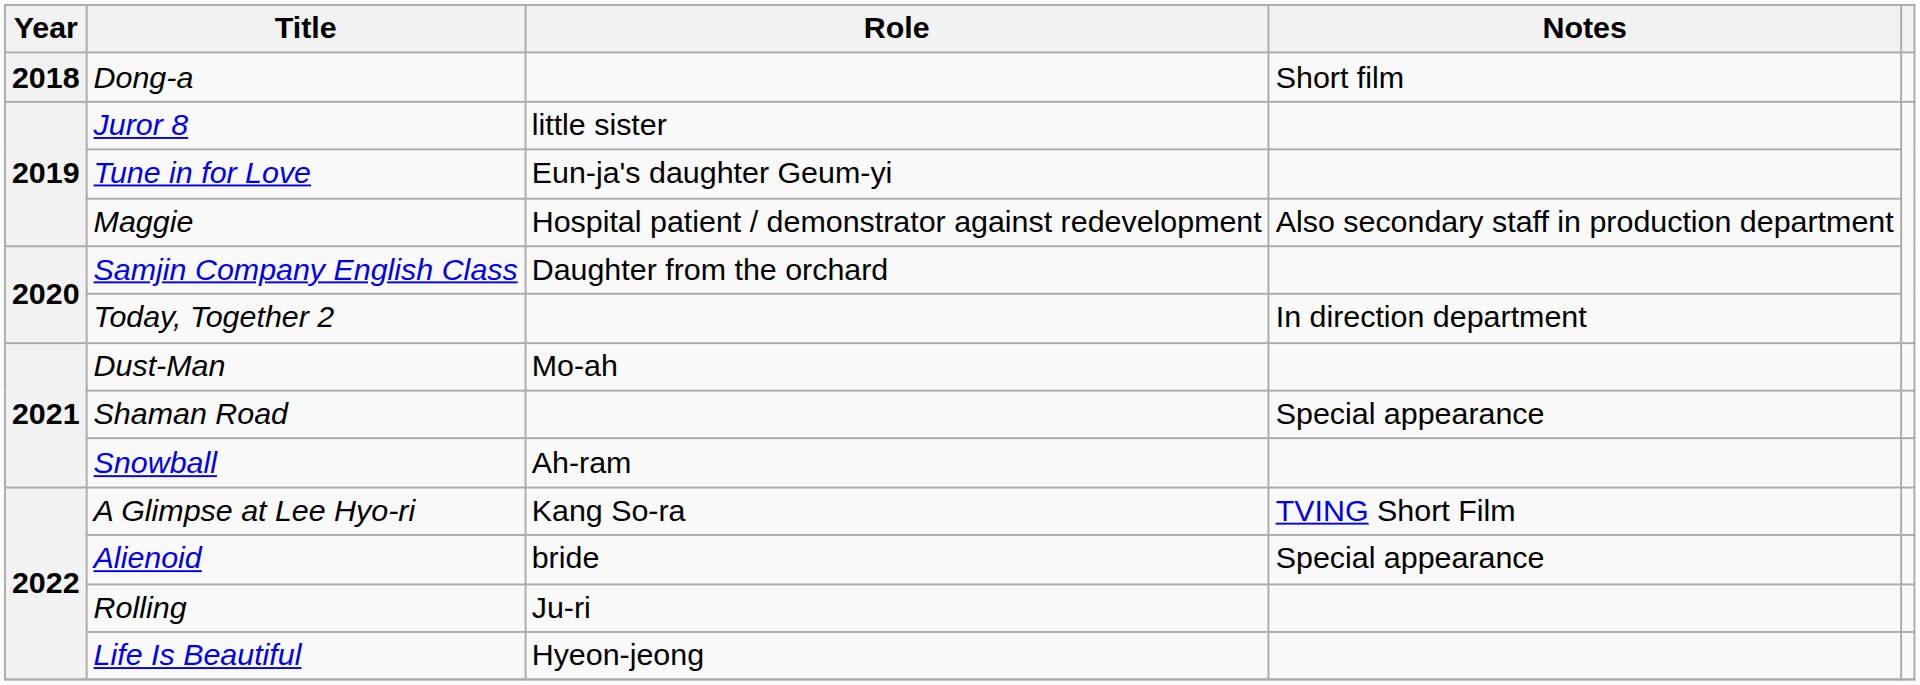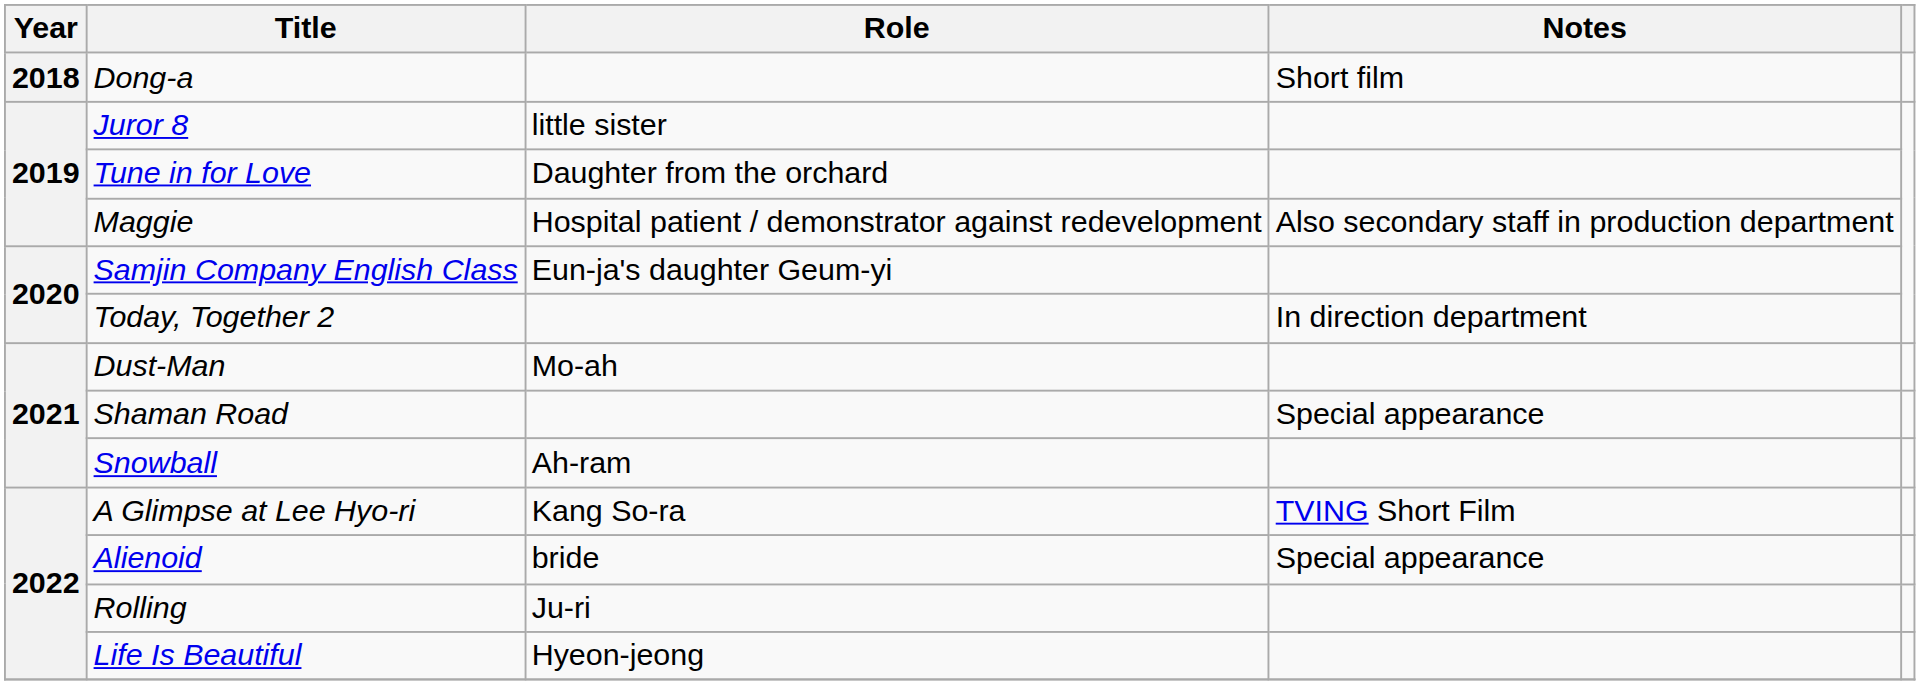(712, 173) Eun-ja's daughter Geum-yi -> (710, 173) Daughter from the orchard
(710, 269) Daughter from the orchard -> (712, 269) Eun-ja's daughter Geum-yi
